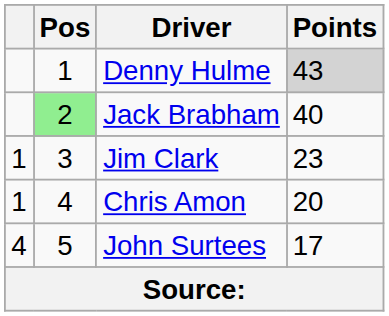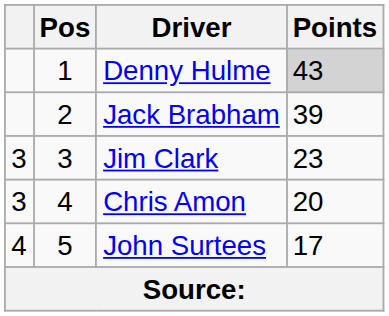(65, 115) lightgreen background -> (65, 115) no background
(308, 115) 40 -> (308, 115) 39
(19, 158) 1 -> (19, 158) 3
(19, 202) 1 -> (19, 202) 3
